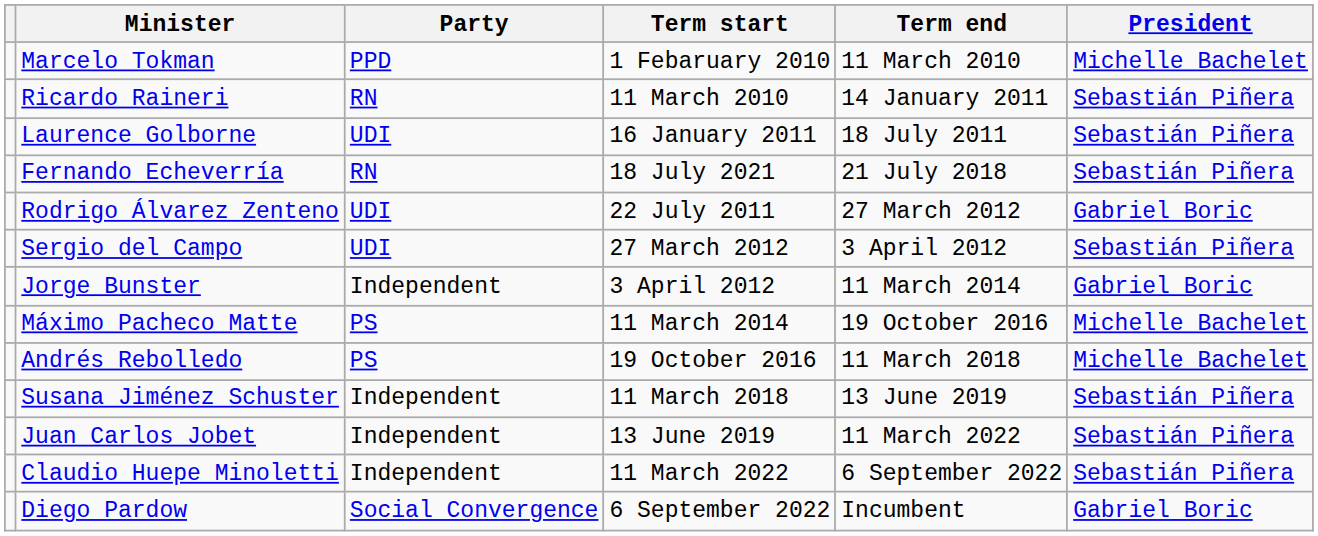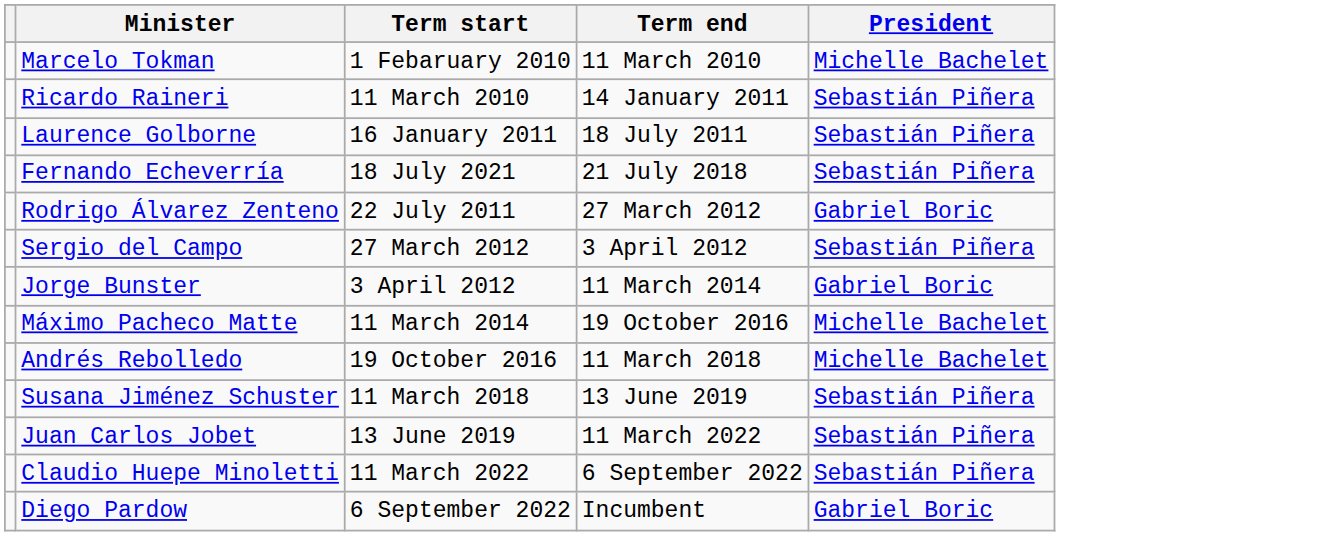- column: (474, 24)
